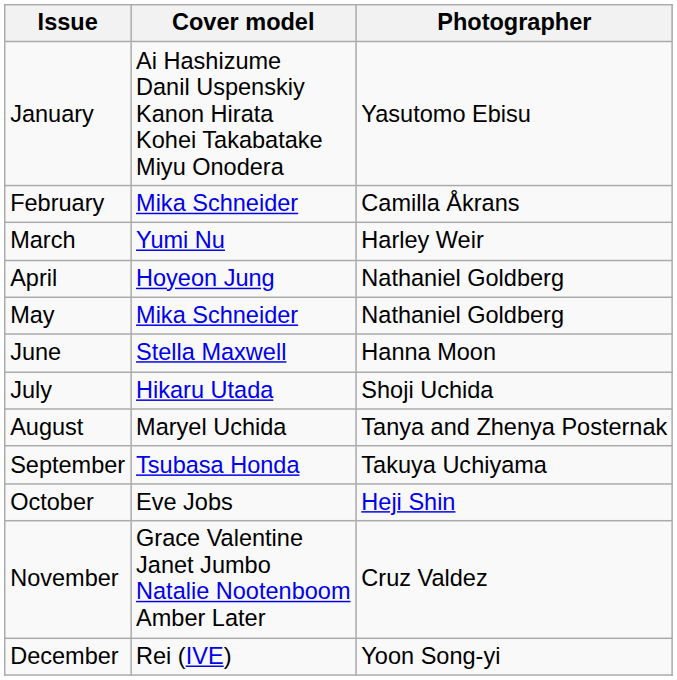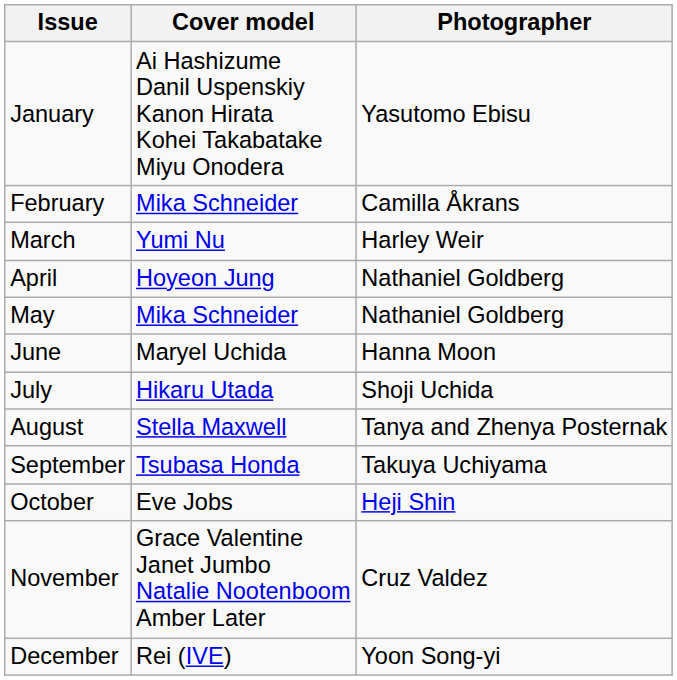(211, 352) Stella Maxwell -> (211, 352) Maryel Uchida
(211, 427) Maryel Uchida -> (211, 427) Stella Maxwell
